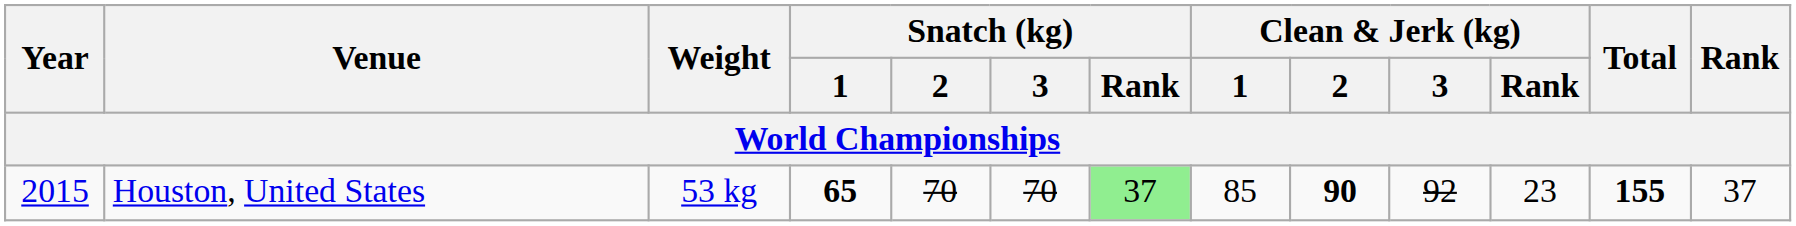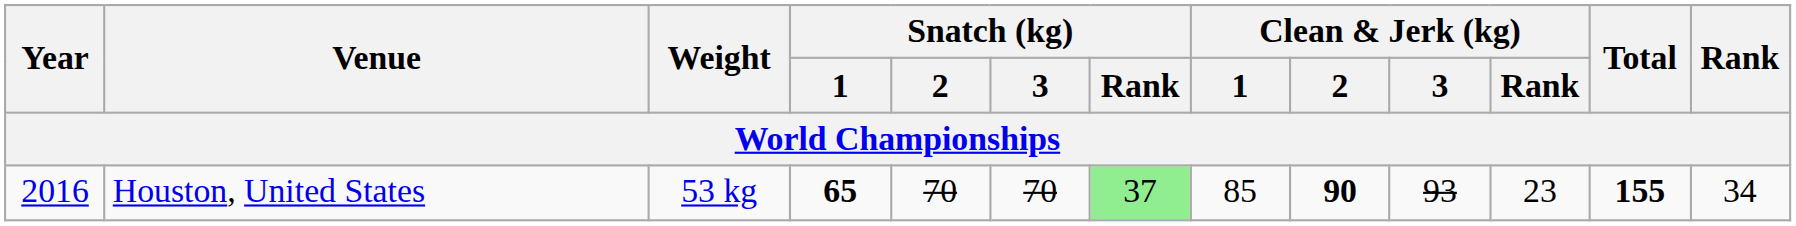(55, 191) 2015 -> (55, 191) 2016
(1440, 191) 92 -> (1440, 191) 93
(1740, 191) 37 -> (1740, 191) 34
